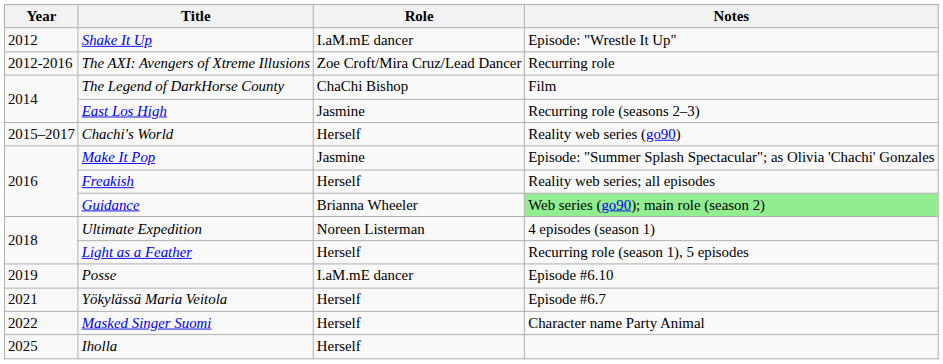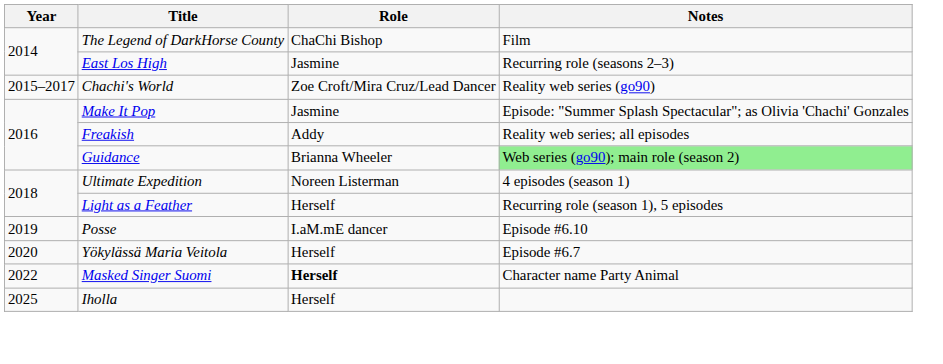- row: (117, 39)
- row: (196, 63)
(339, 134) Herself -> (393, 87) Zoe Croft/Mira Cruz/Lead Dancer
(339, 181) Herself -> (308, 134) Addy
(23, 299) 2021 -> (23, 252) 2020
(339, 323) normal -> (314, 275) bold
